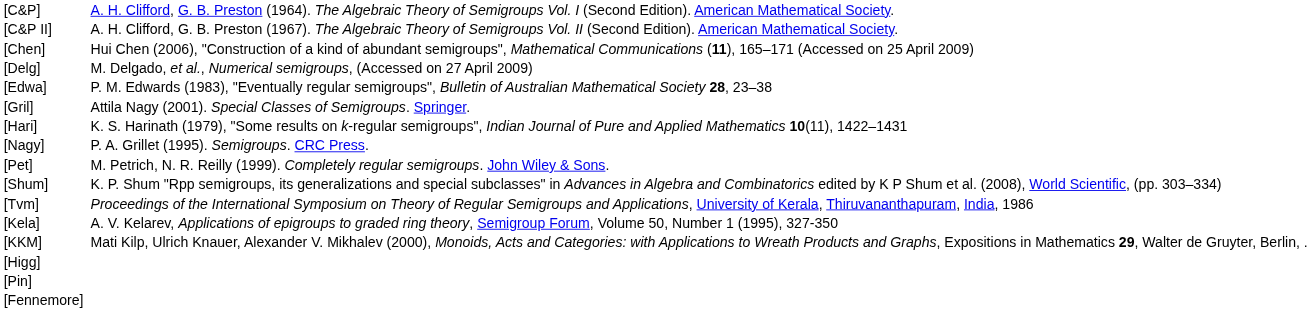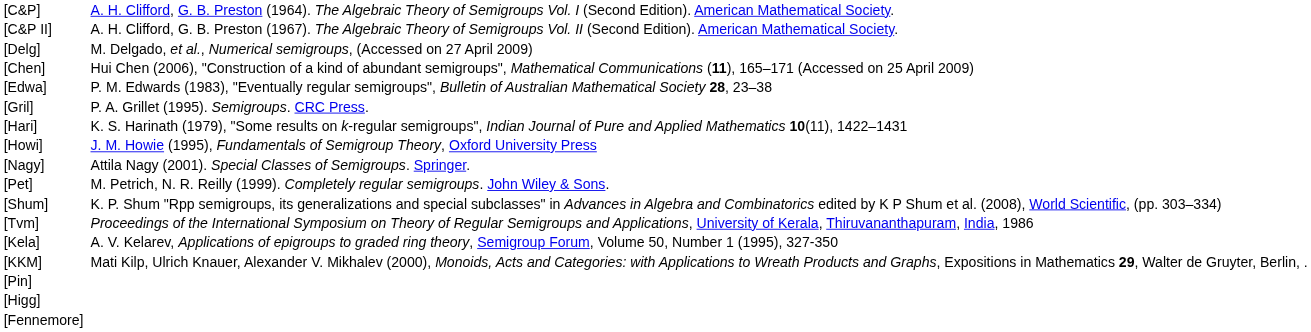rows swapped: (26, 49) <-> (22, 68)
(280, 107) Attila Nagy (2001). Special Classes of Semigroups. Springer. -> (230, 107) P. A. Grillet (1995). Semigroups. CRC Press.
+ row: (23, 146)
(230, 146) P. A. Grillet (1995). Semigroups. CRC Press. -> (280, 165) Attila Nagy (2001). Special Classes of Semigroups. Springer.
rows swapped: (22, 262) <-> (18, 281)
